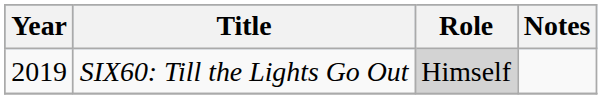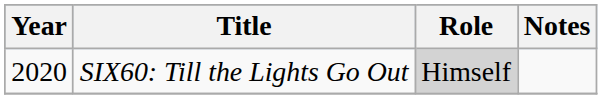(39, 70) 2019 -> (39, 70) 2020
